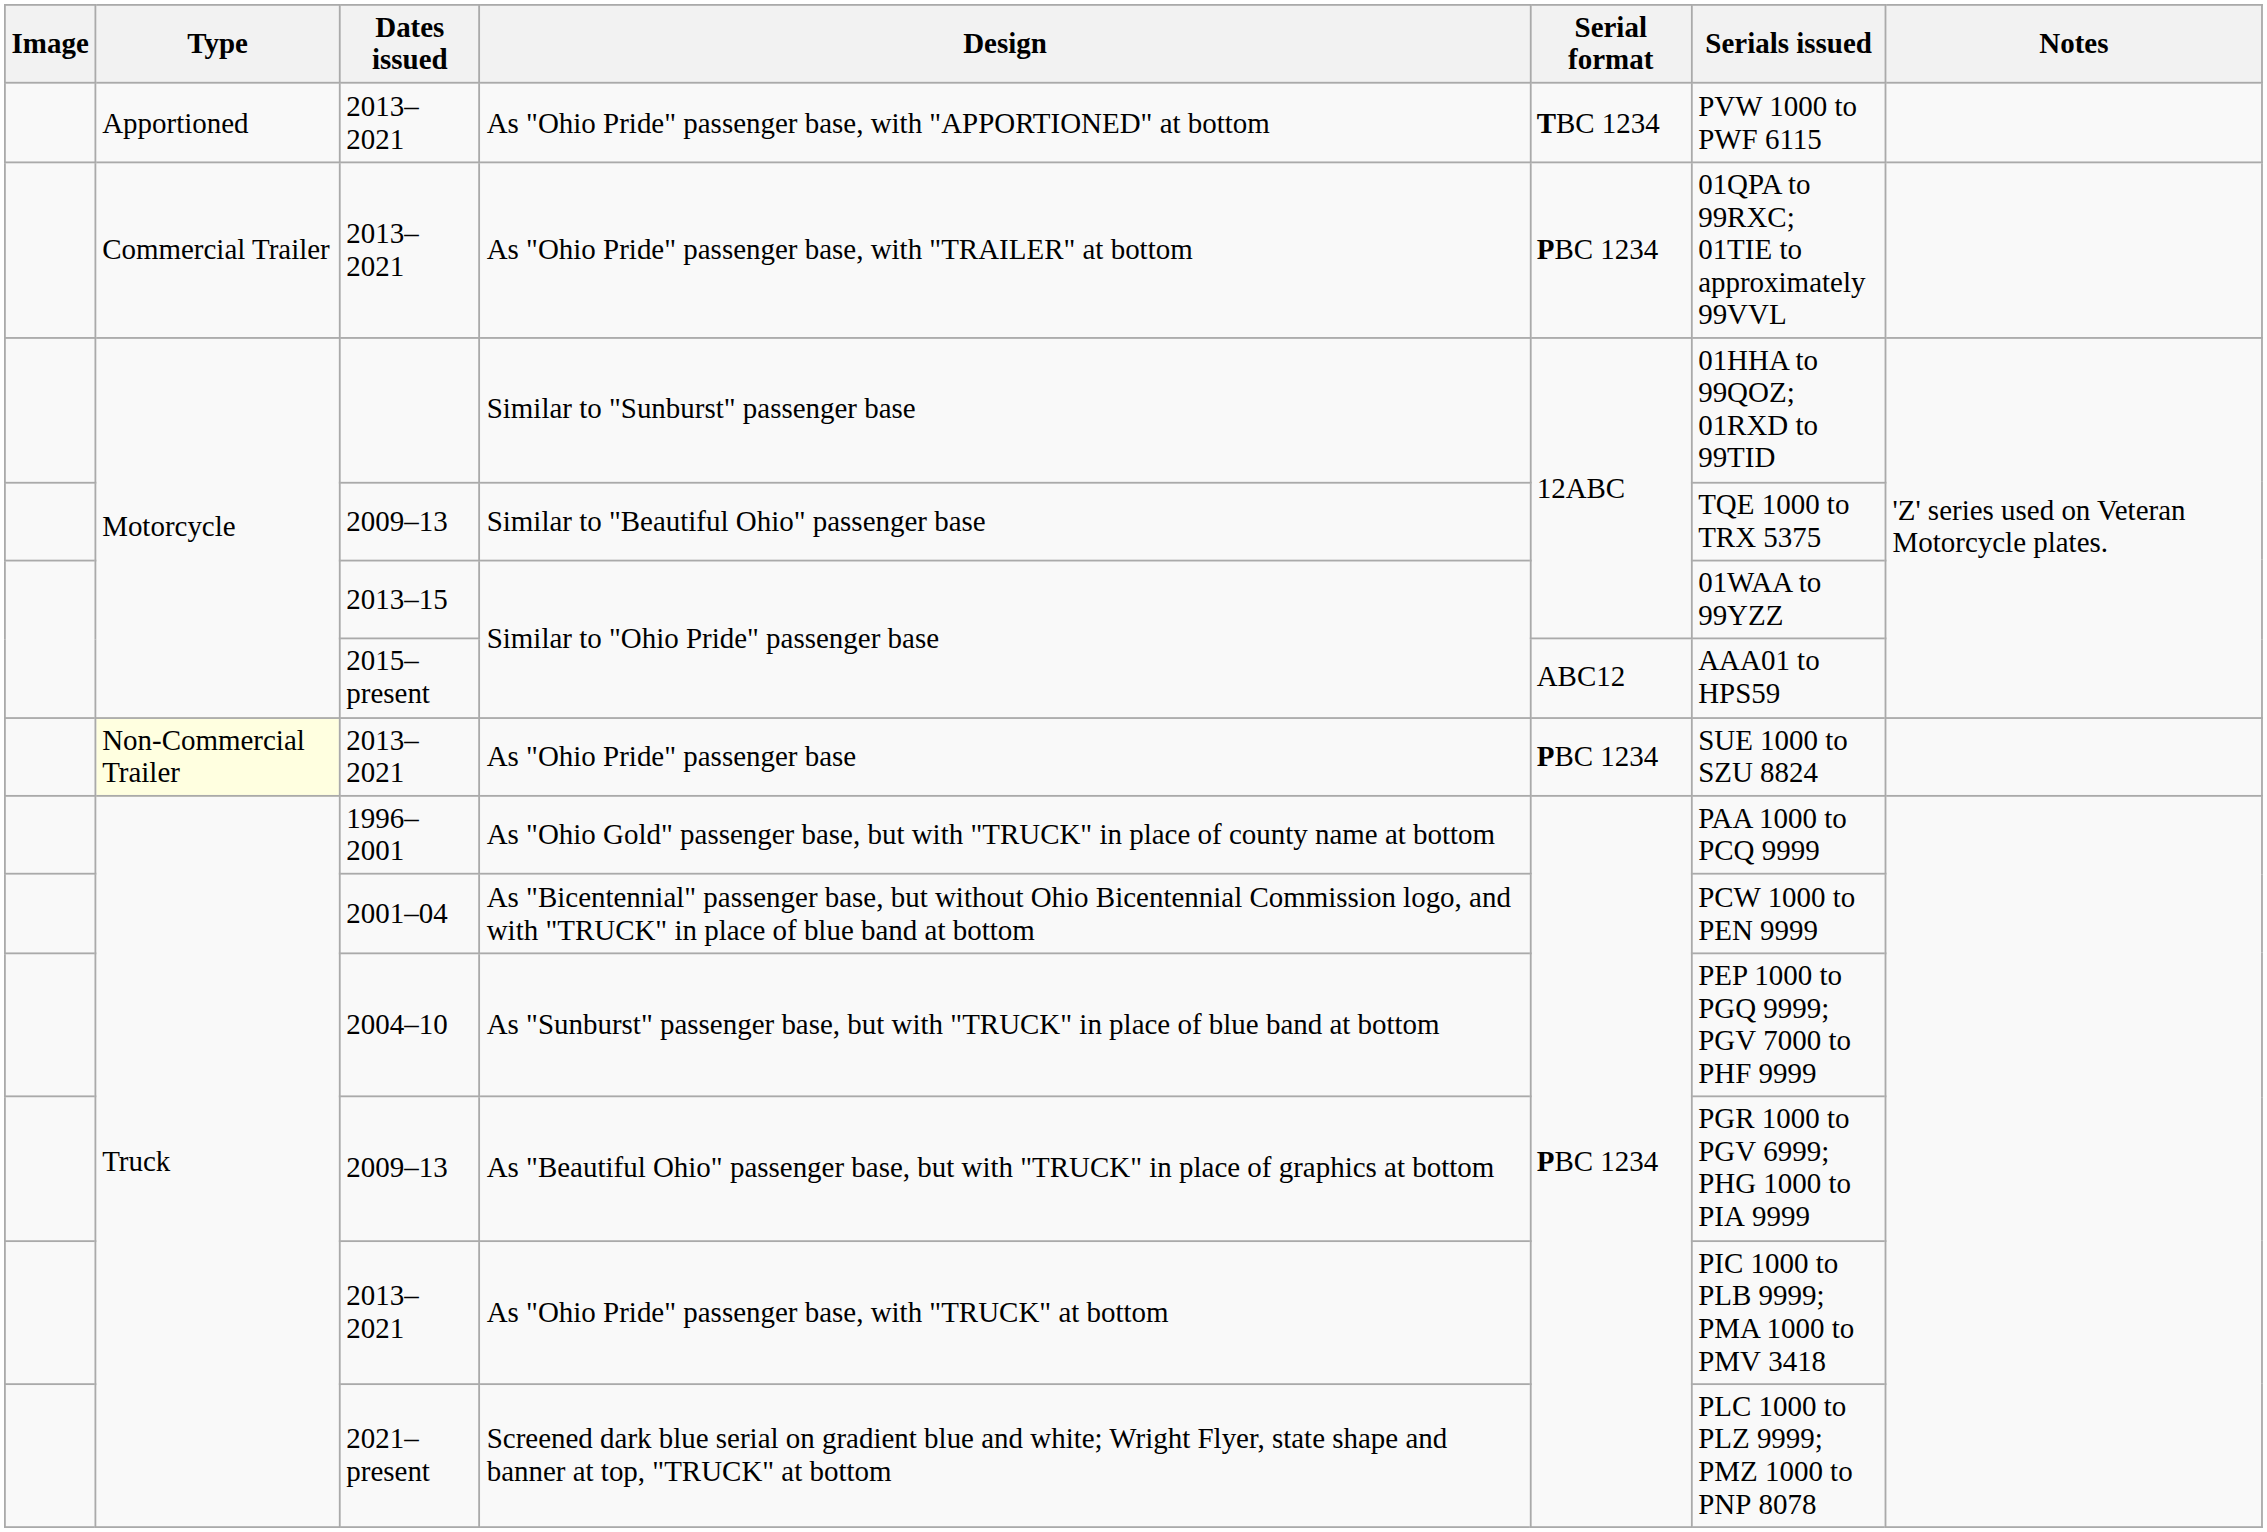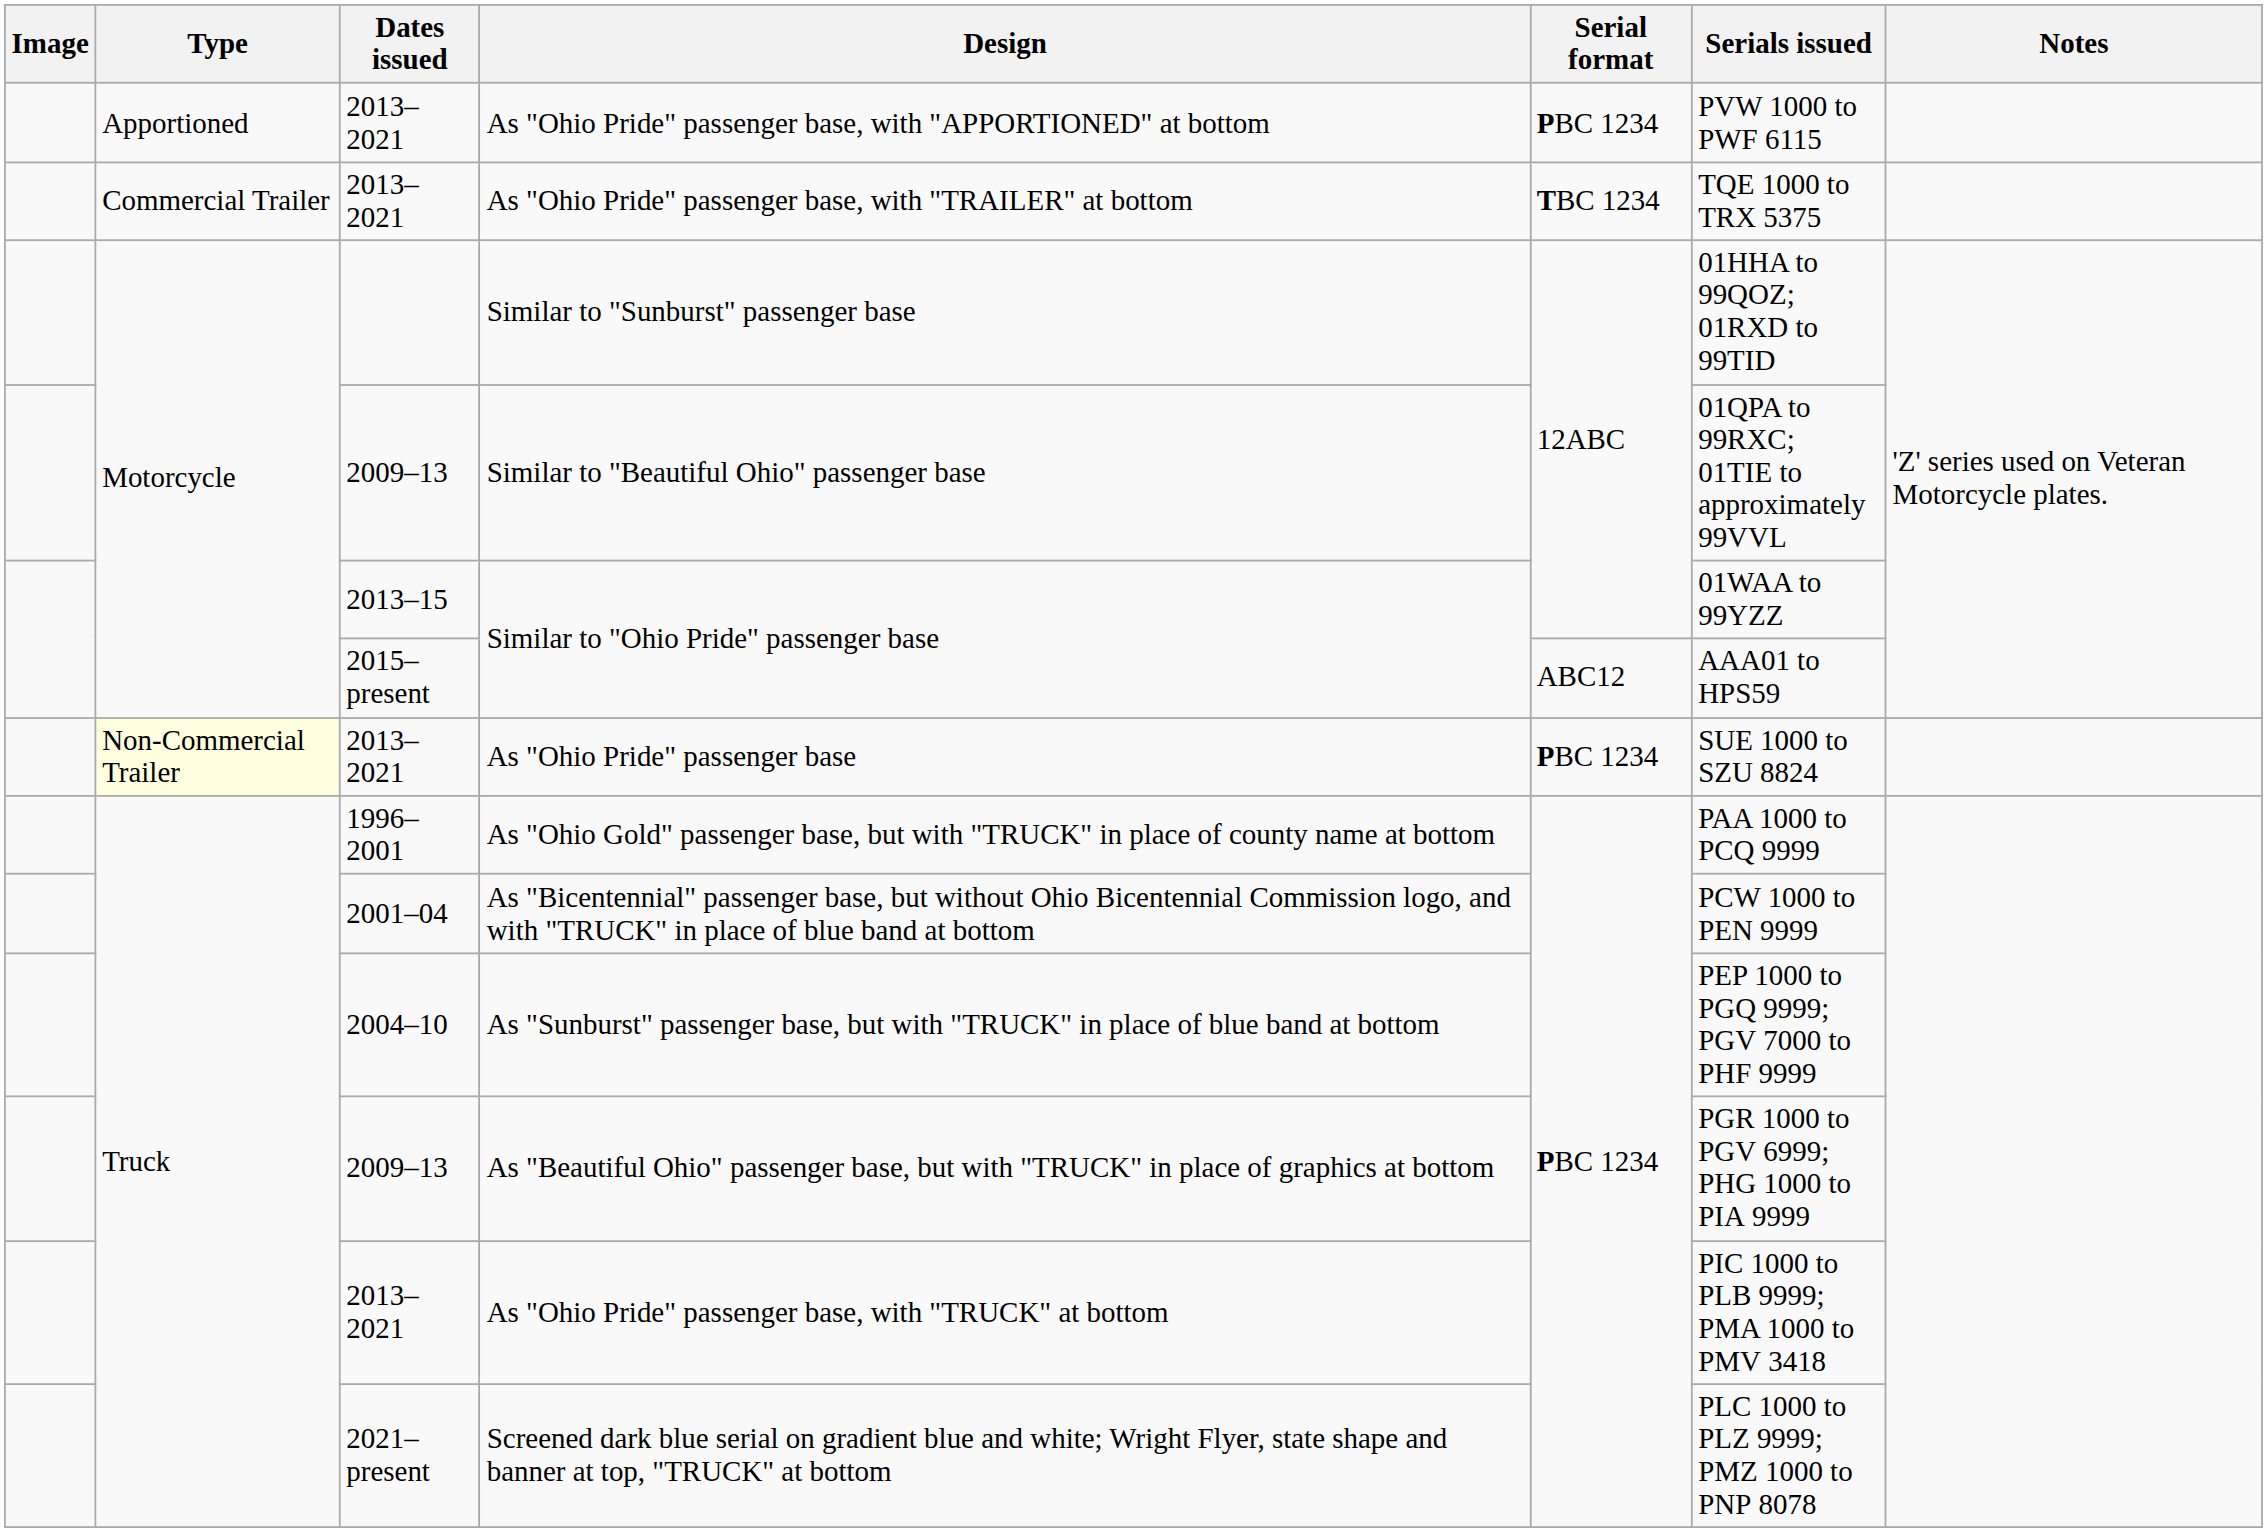(1598, 122) TBC 1234 -> (1597, 122) PBC 1234
(1597, 249) PBC 1234 -> (1598, 200) TBC 1234
(1782, 249) 01QPA to 99RXC; 01TIE to approximately 99VVL -> (1774, 200) TQE 1000 to TRX 5375
(1774, 520) TQE 1000 to TRX 5375 -> (1782, 471) 01QPA to 99RXC; 01TIE to approximately 99VVL
